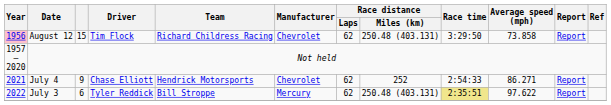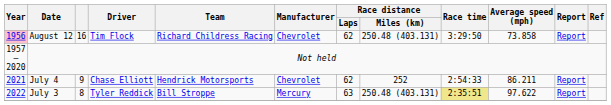(82, 37) 15 -> (82, 37) 16
(522, 81) 86.271 -> (522, 81) 86.211
(82, 94) 6 -> (82, 94) 8
(348, 94) 62 -> (348, 94) 63
